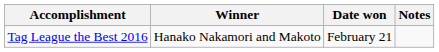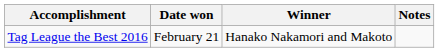columns swapped: (237, 15) <-> (360, 15)
